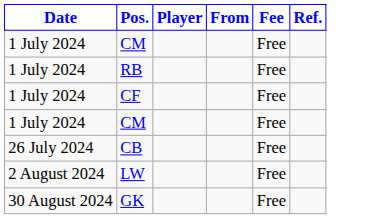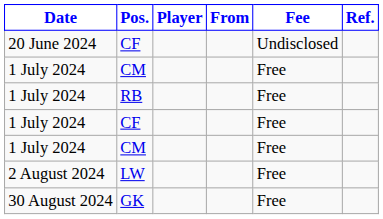+ row: (52, 43)
- row: (51, 148)
